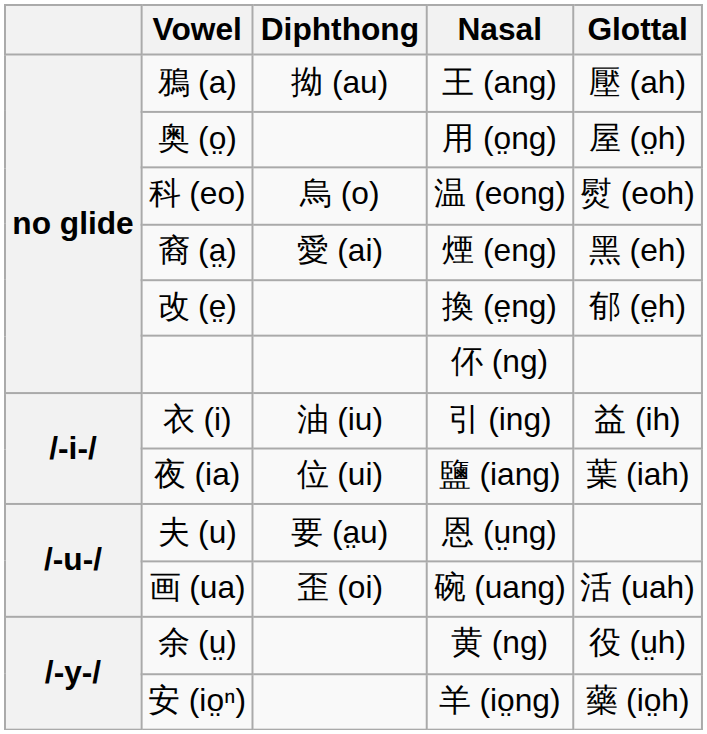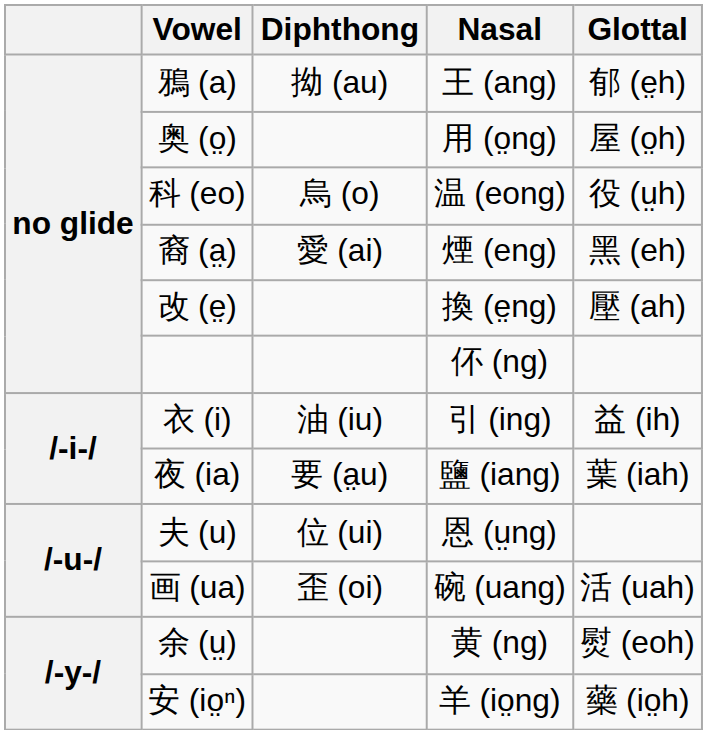(638, 81) 壓 (ah) -> (638, 81) 郁 (e̤h)
(638, 194) 熨 (eoh) -> (638, 194) 役 (ṳh)
(638, 306) 郁 (e̤h) -> (638, 306) 壓 (ah)
(340, 475) 位 (ui) -> (340, 475) 要 (a̤u)
(340, 531) 要 (a̤u) -> (340, 531) 位 (ui)
(638, 643) 役 (ṳh) -> (638, 643) 熨 (eoh)
